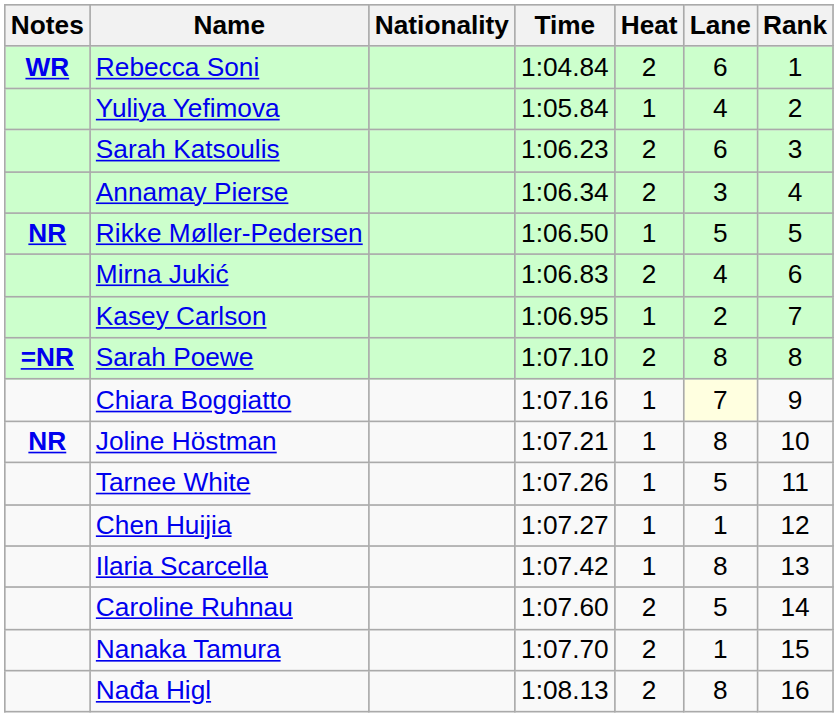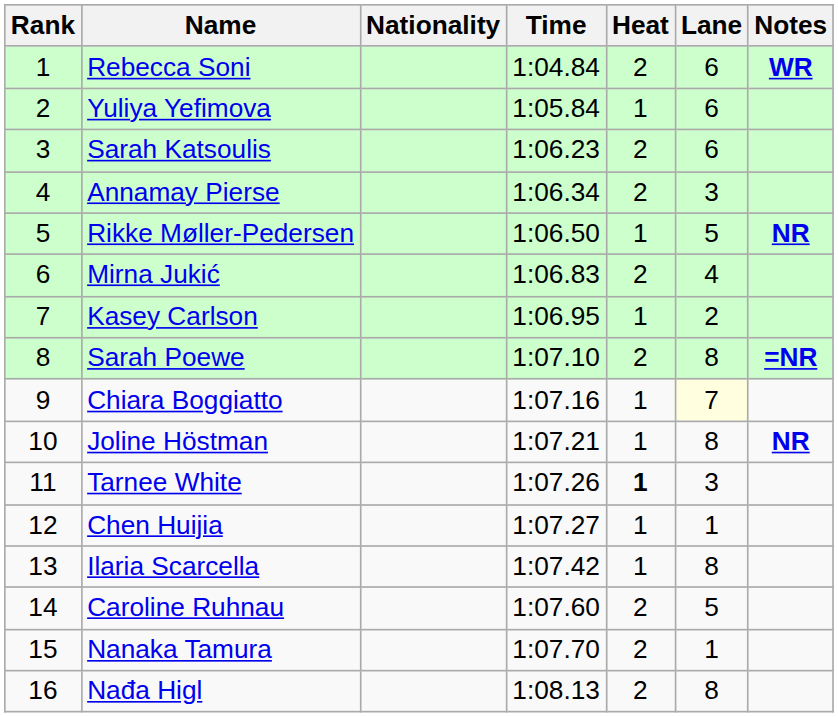columns swapped: (795, 25) <-> (47, 25)
(720, 108) 4 -> (712, 108) 6
(649, 483) normal -> (640, 483) bold
(720, 483) 5 -> (712, 483) 3
